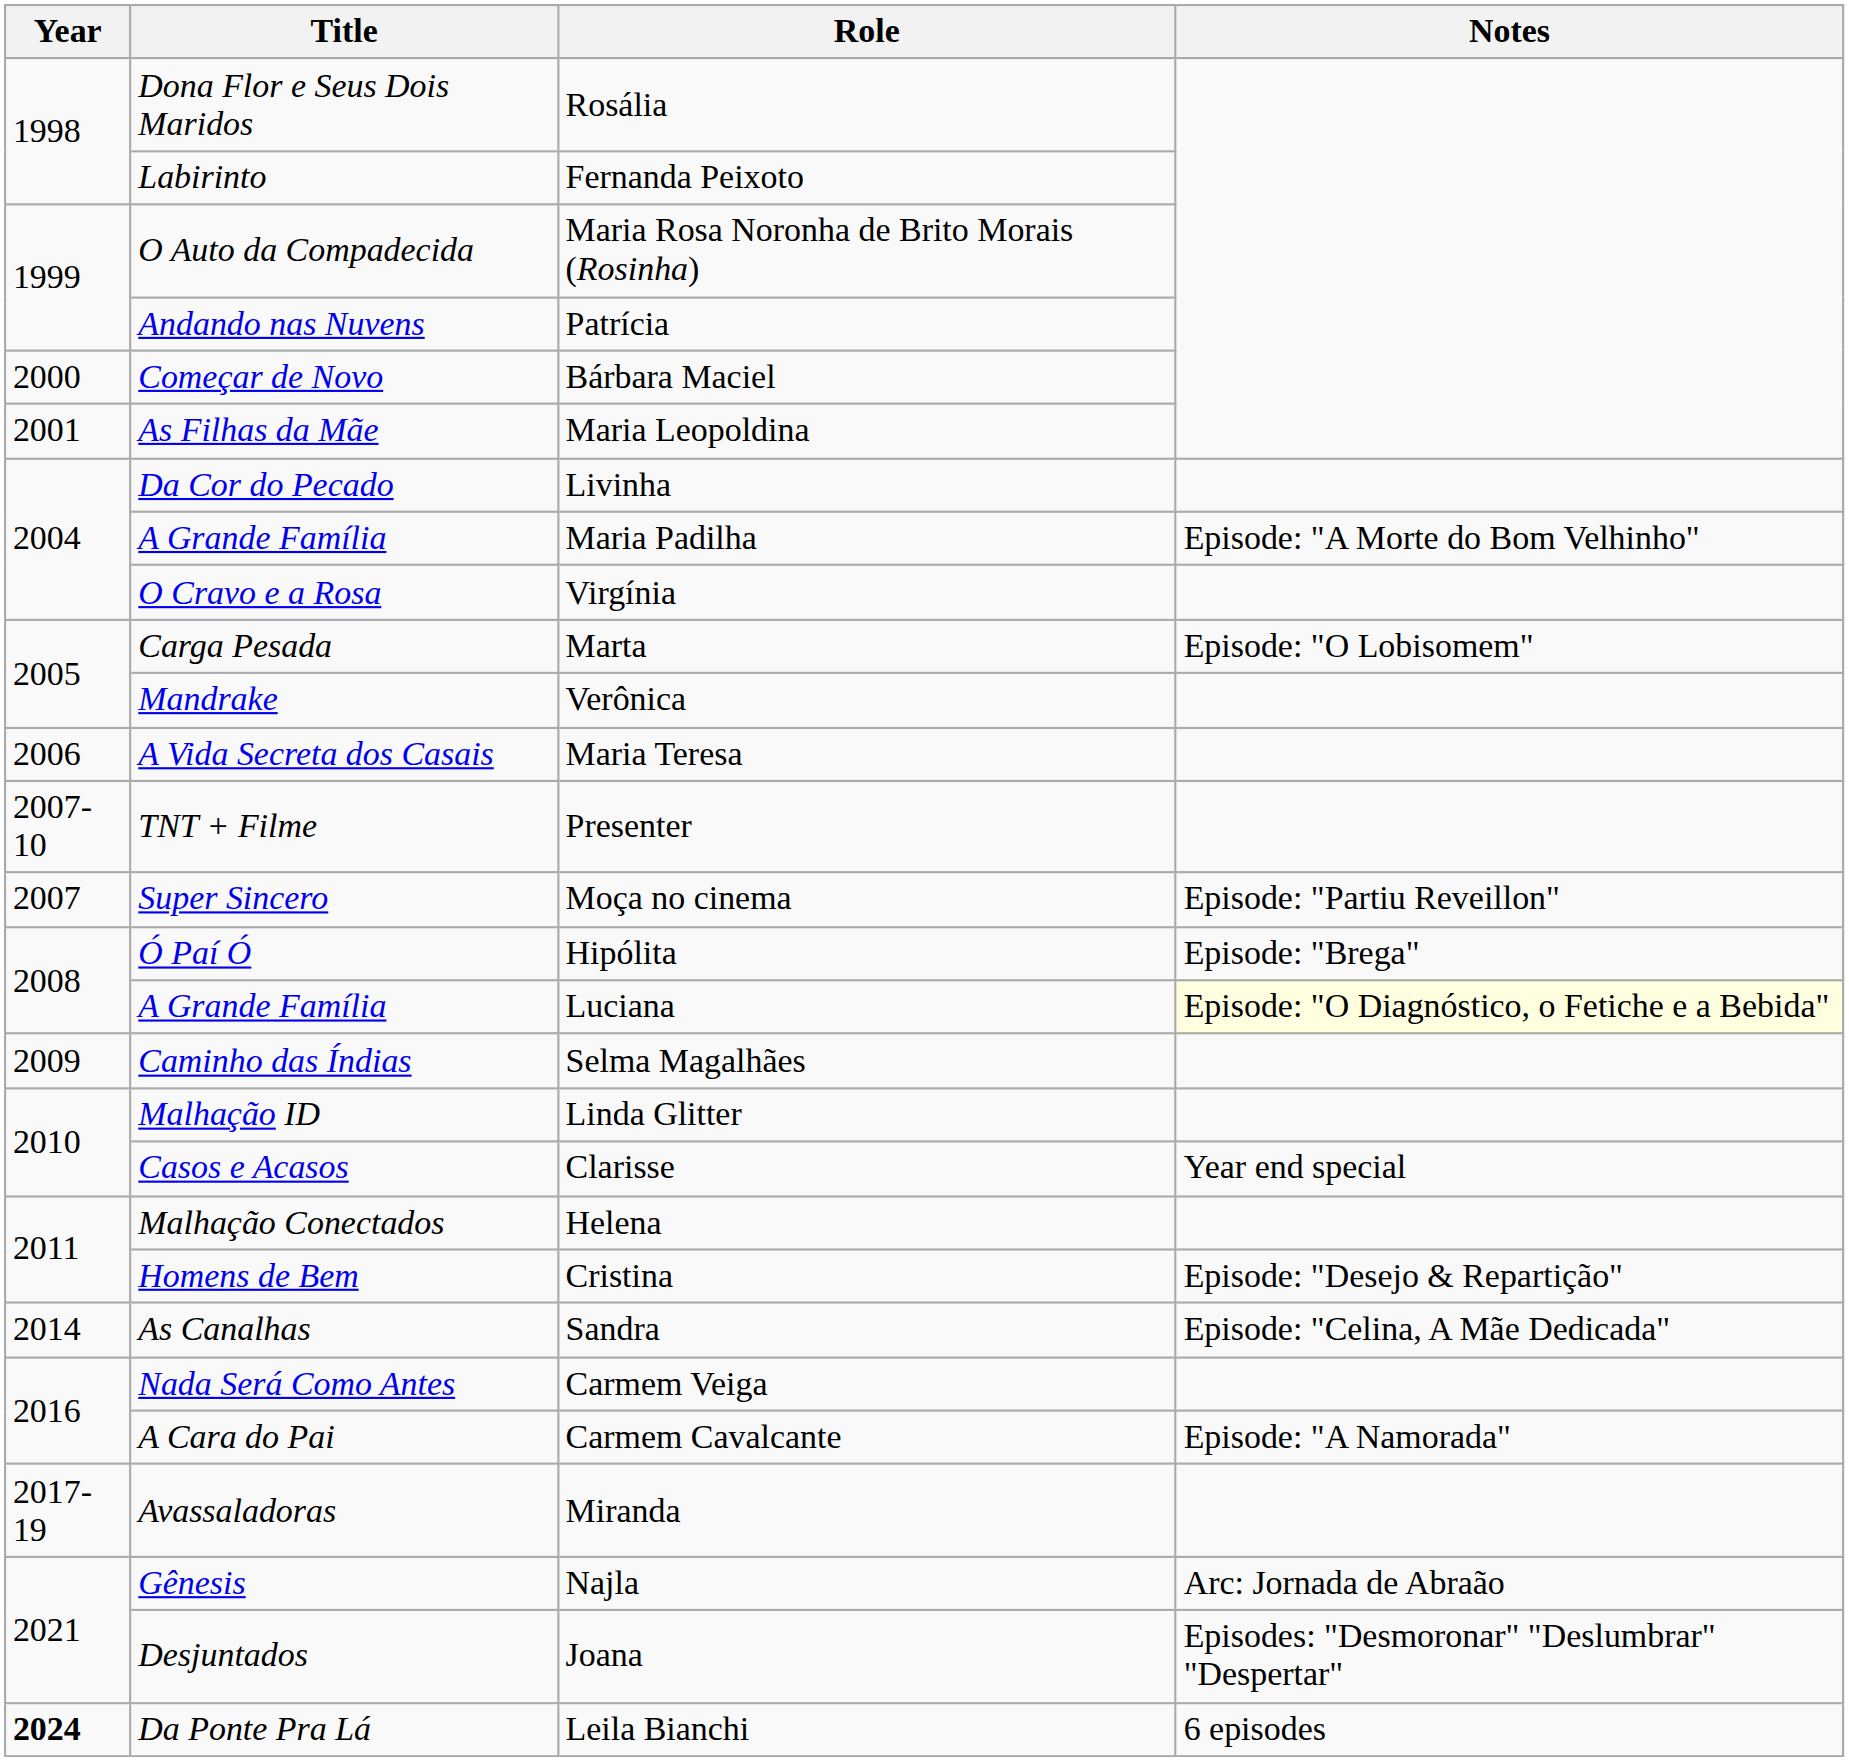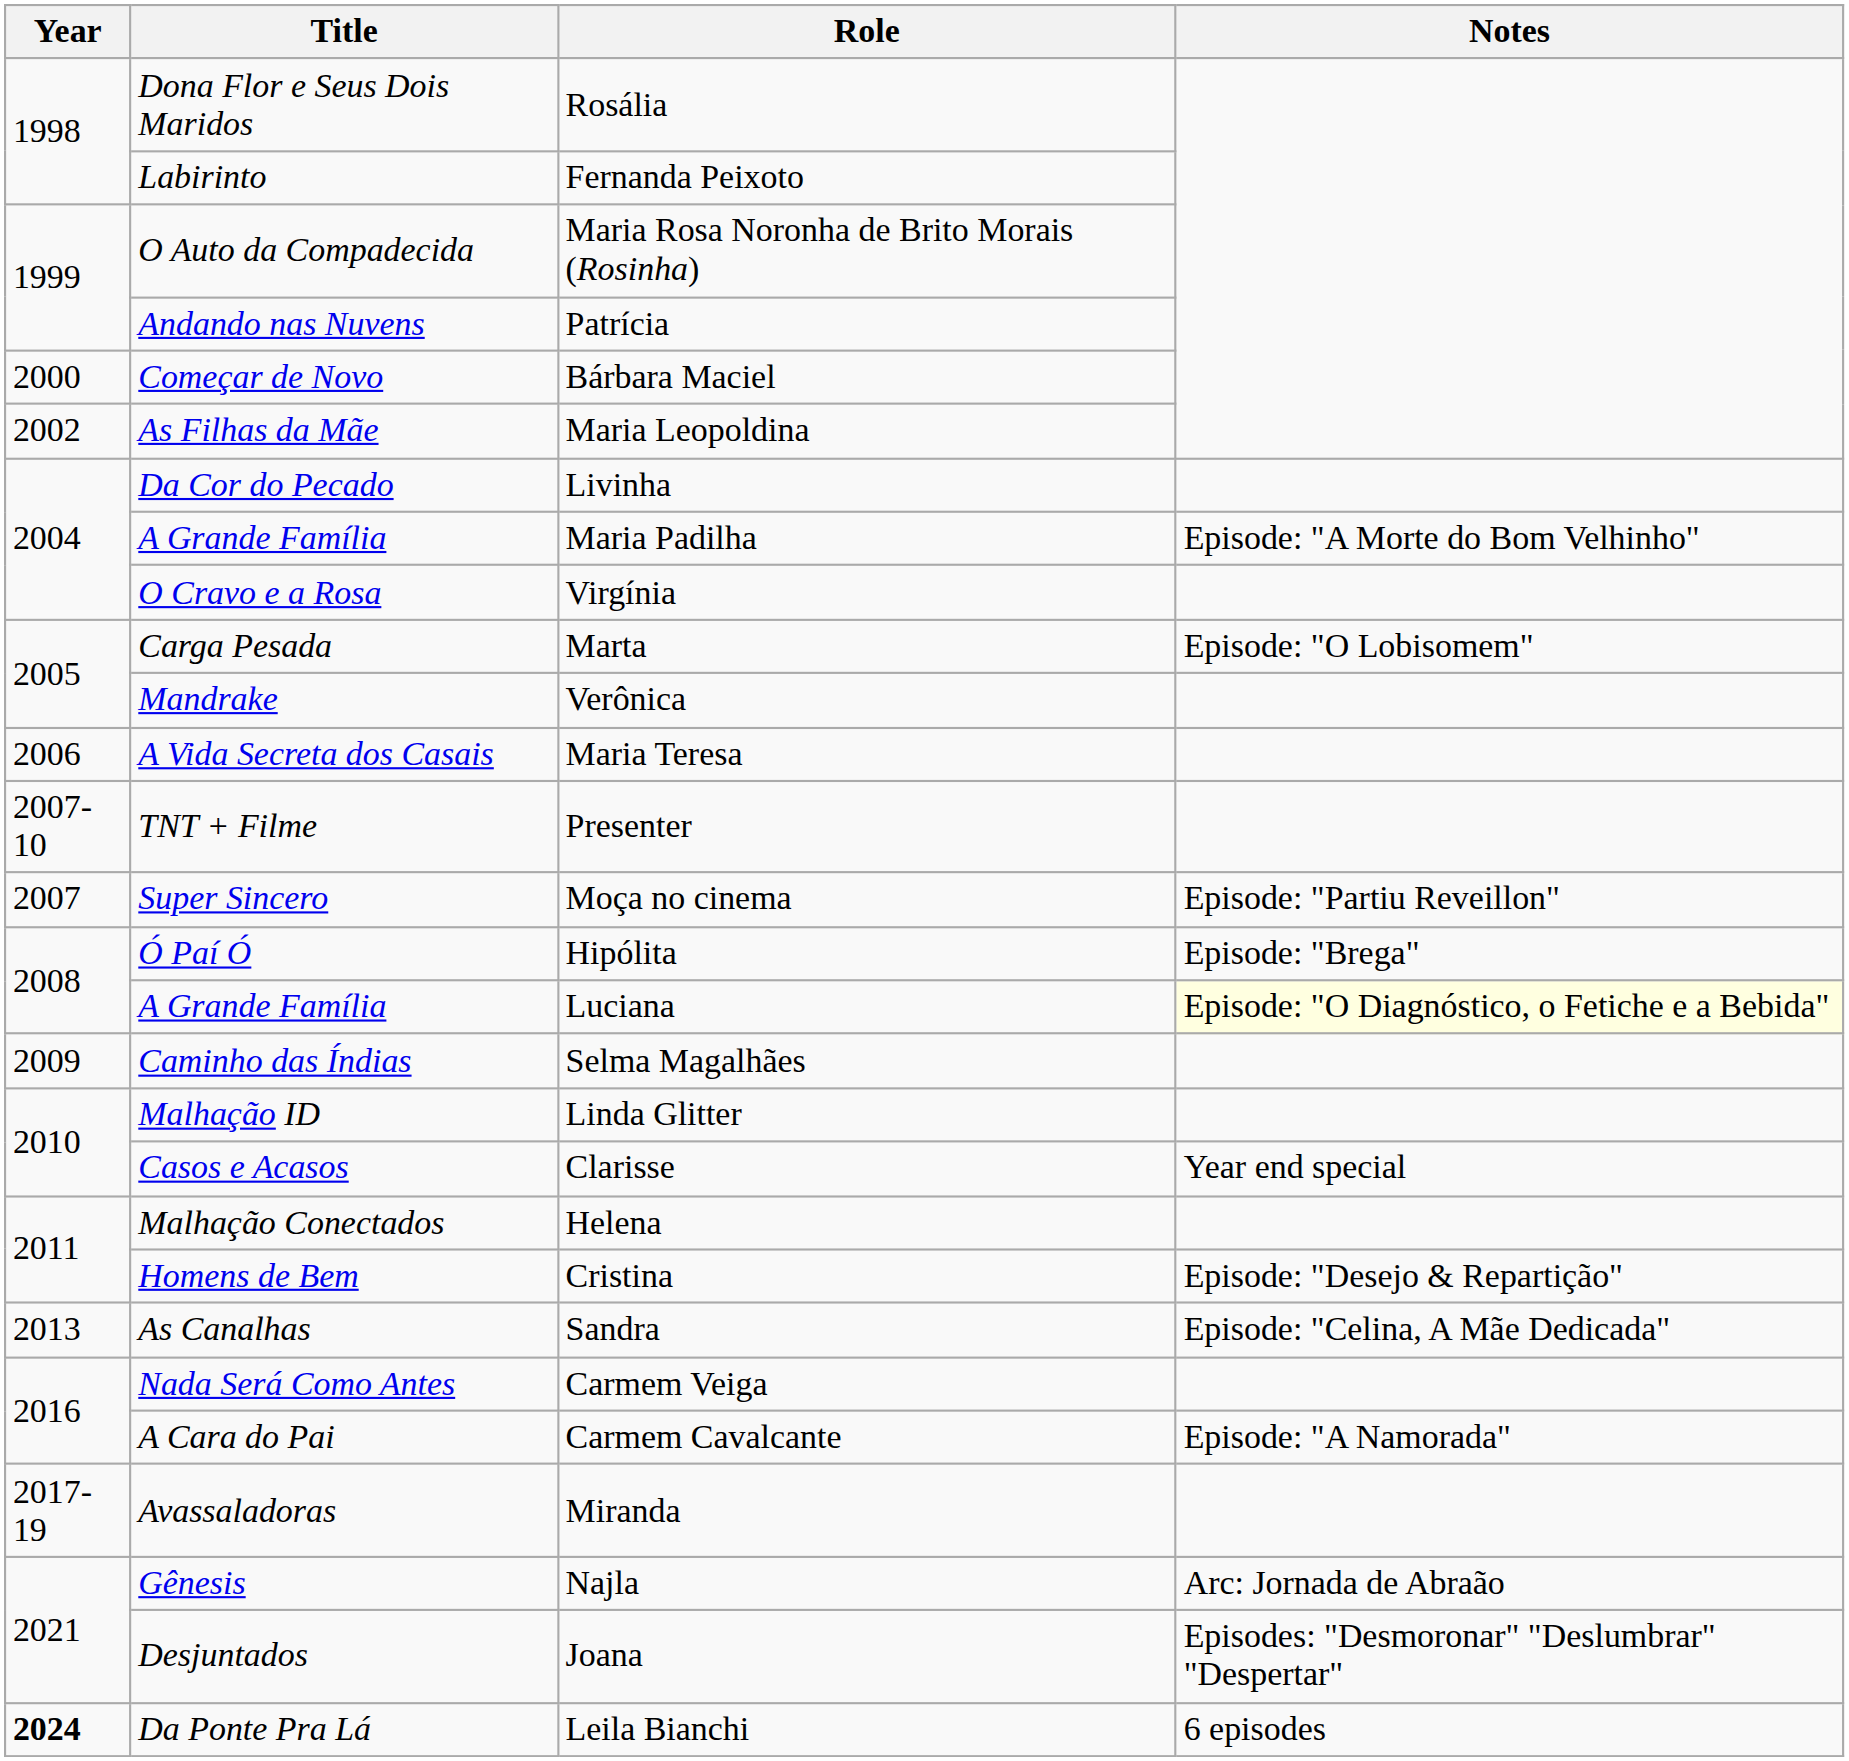(47, 430) 2001 -> (47, 430) 2002
(47, 1329) 2014 -> (47, 1329) 2013
